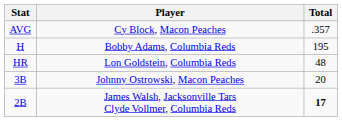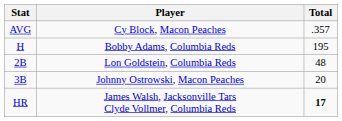(20, 63) HR -> (20, 63) 2B
(20, 102) 2B -> (20, 102) HR
